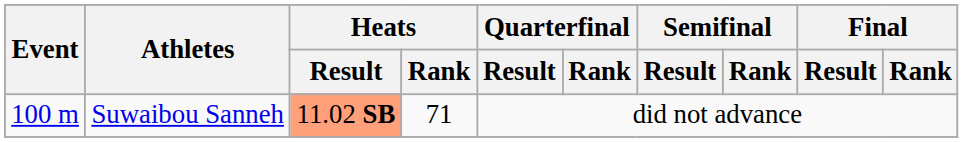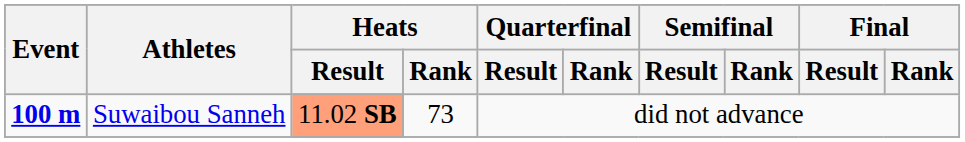(45, 115) normal -> (46, 115) bold
(439, 115) 71 -> (441, 115) 73
